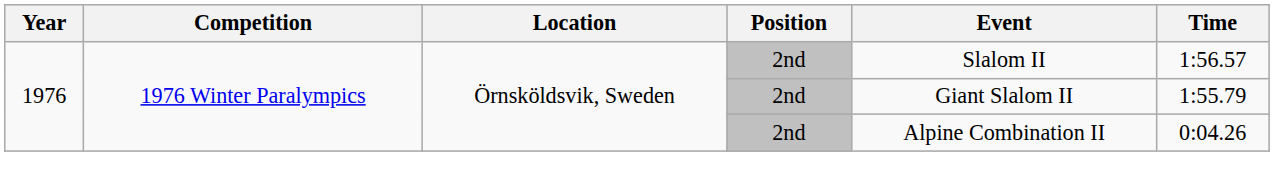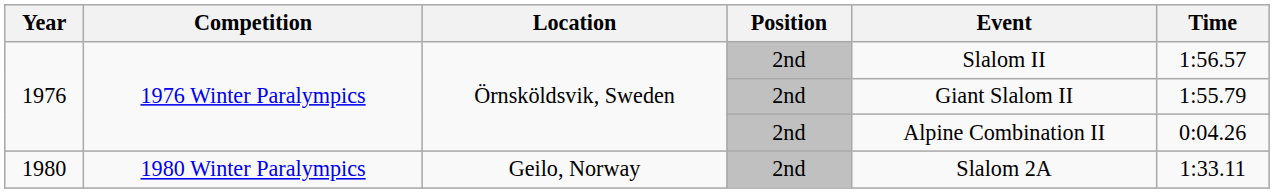+ row: (44, 169)
